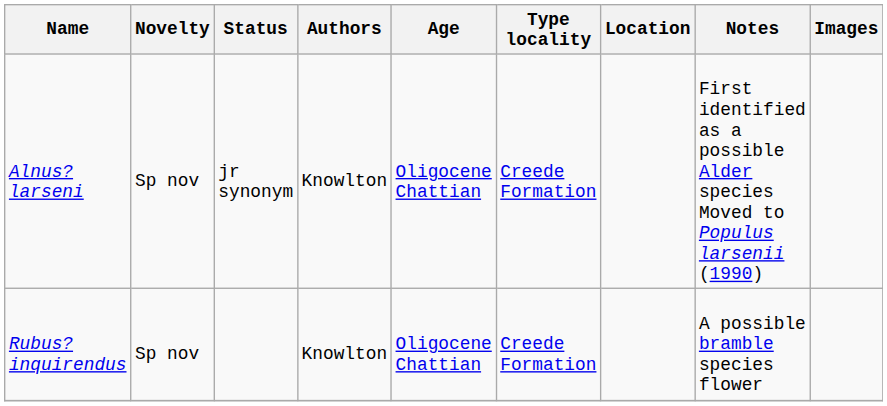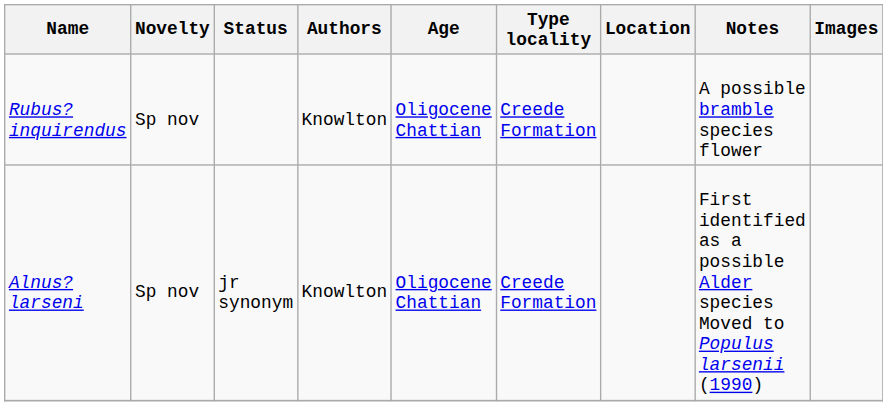rows swapped: (46, 182) <-> (68, 355)
